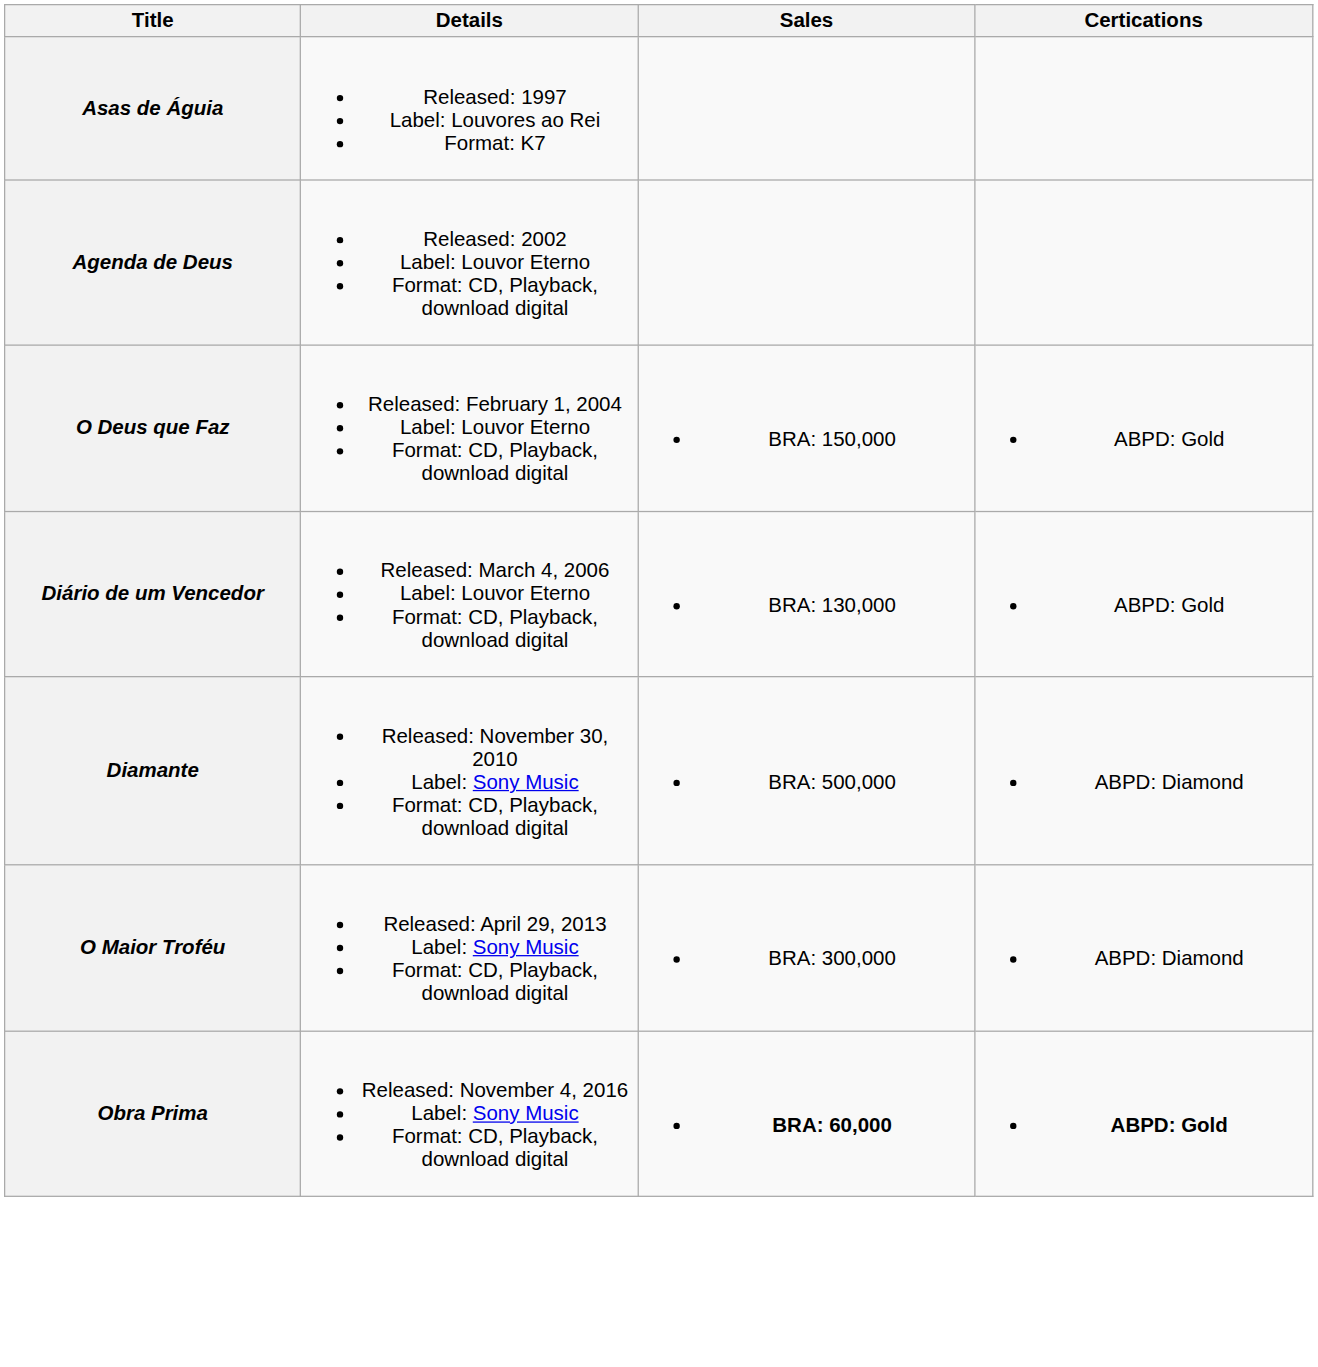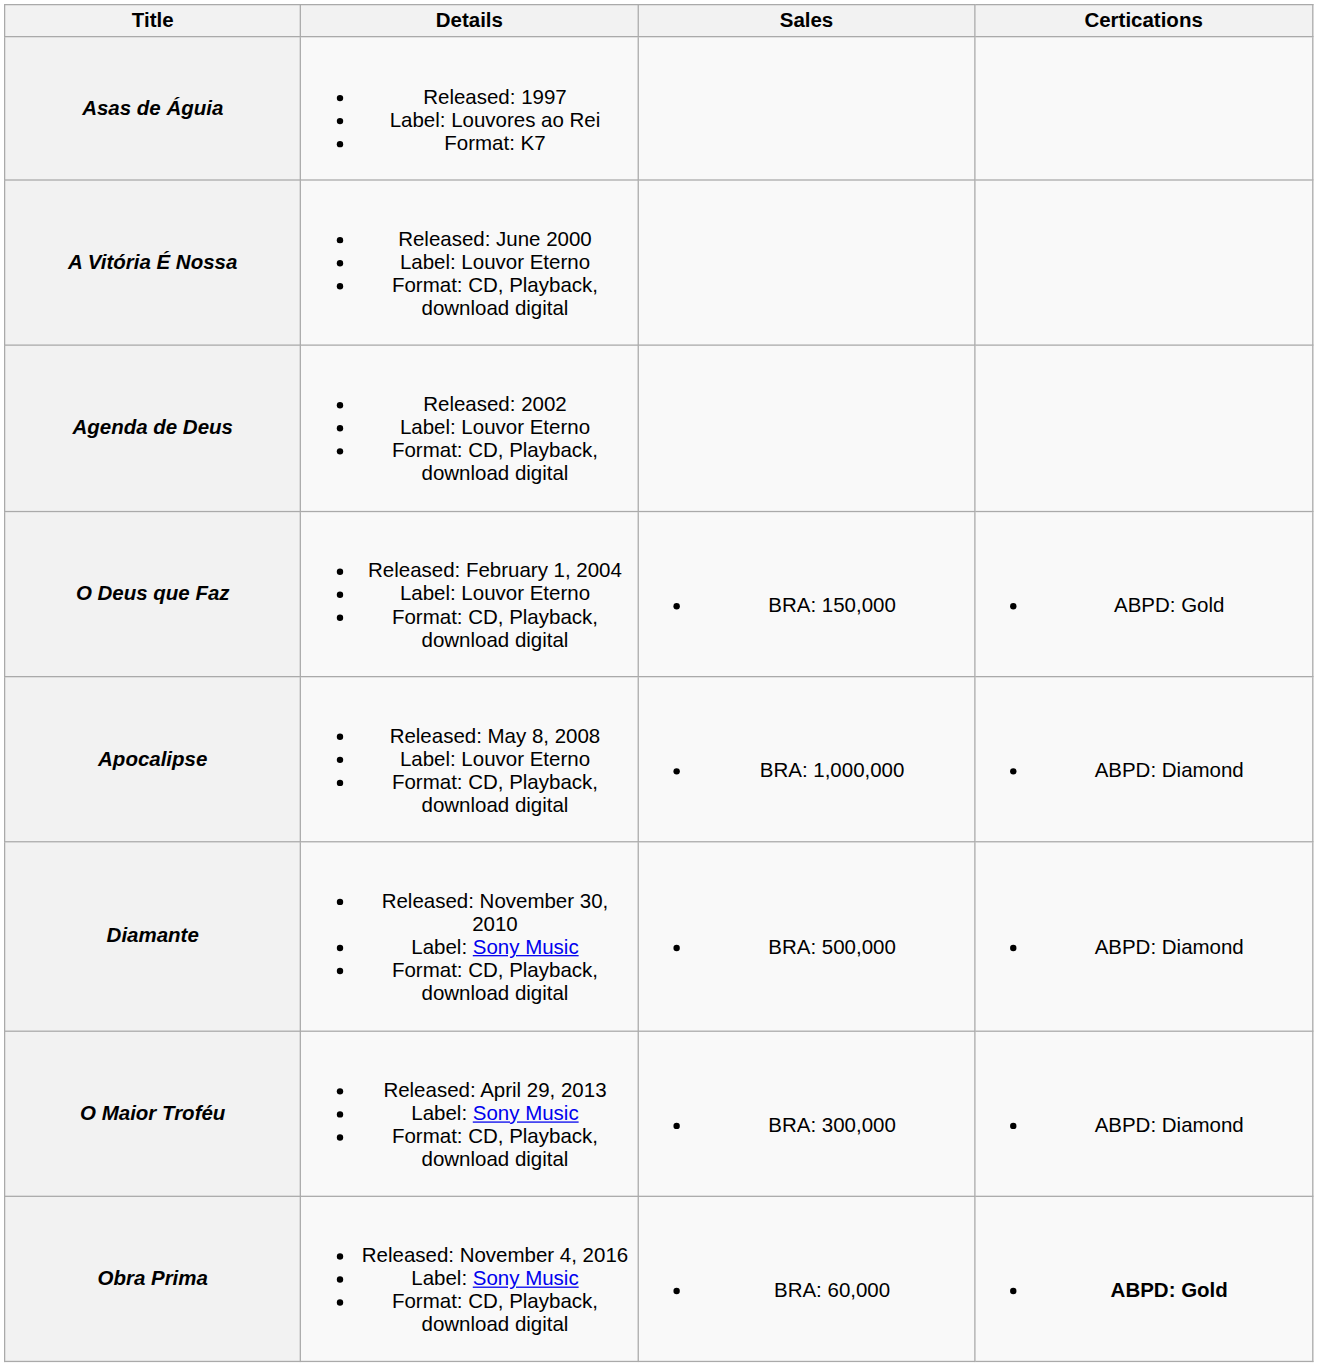+ row: (153, 262)
- row: (153, 593)
+ row: (153, 759)
(806, 1125) bold -> (806, 1291) normal
